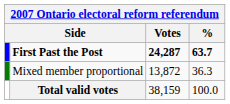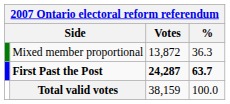rows swapped: (57, 52) <-> (78, 71)
